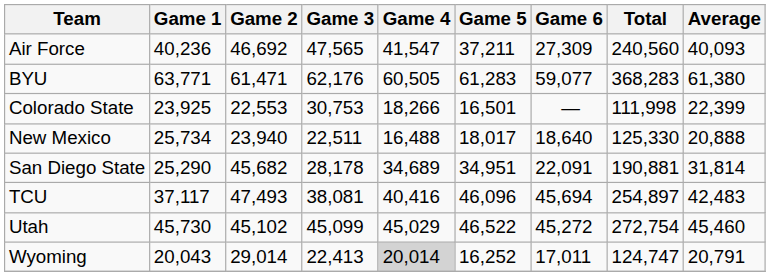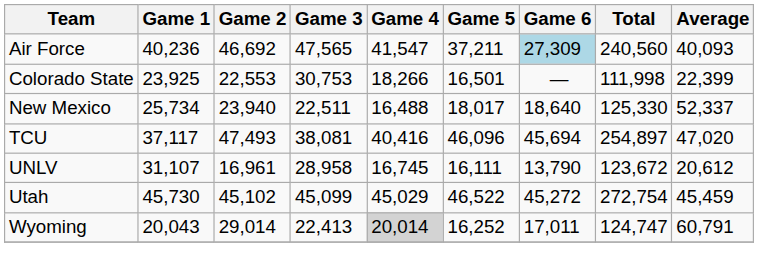(564, 49) no background -> (552, 49) lightblue background
- row: (28, 78)
(716, 138) 20,888 -> (705, 108) 52,337
- row: (77, 167)
(716, 197) 42,483 -> (705, 138) 47,020
+ row: (33, 167)
(716, 227) 45,460 -> (705, 197) 45,459
(716, 256) 20,791 -> (705, 227) 60,791
